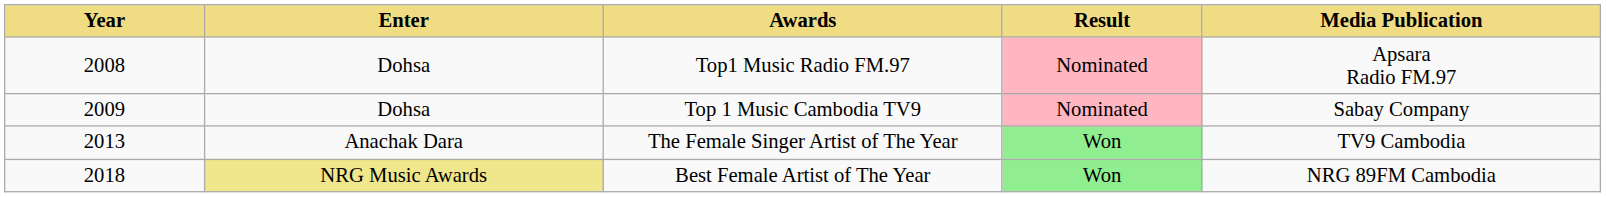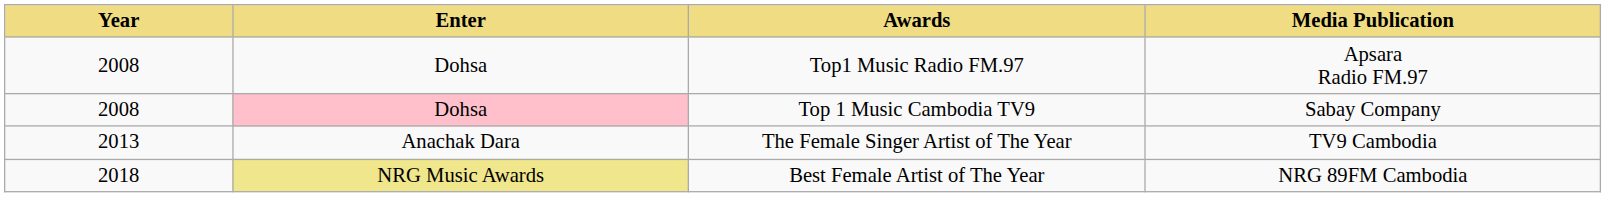- column: (1102, 20)
(104, 109) 2009 -> (119, 109) 2008
(404, 109) no background -> (461, 109) pink background
